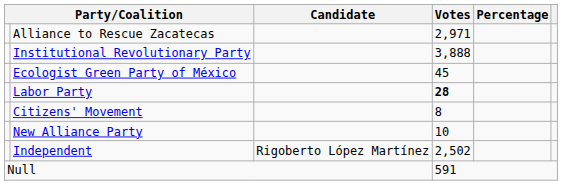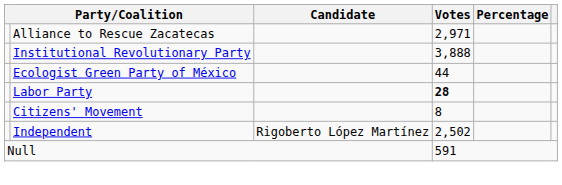(442, 73) 45 -> (442, 73) 44
- row: (78, 131)
